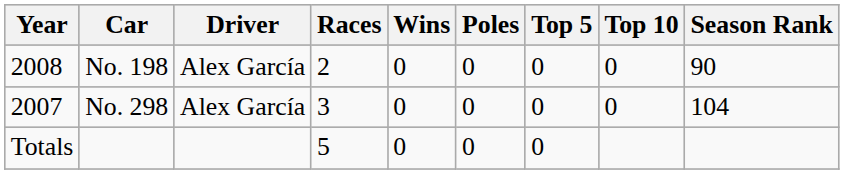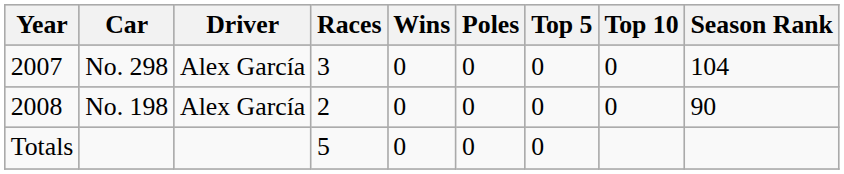rows swapped: (127, 106) <-> (127, 65)
